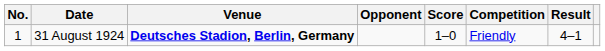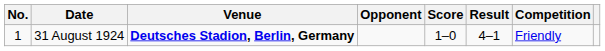columns swapped: (571, 14) <-> (507, 14)
